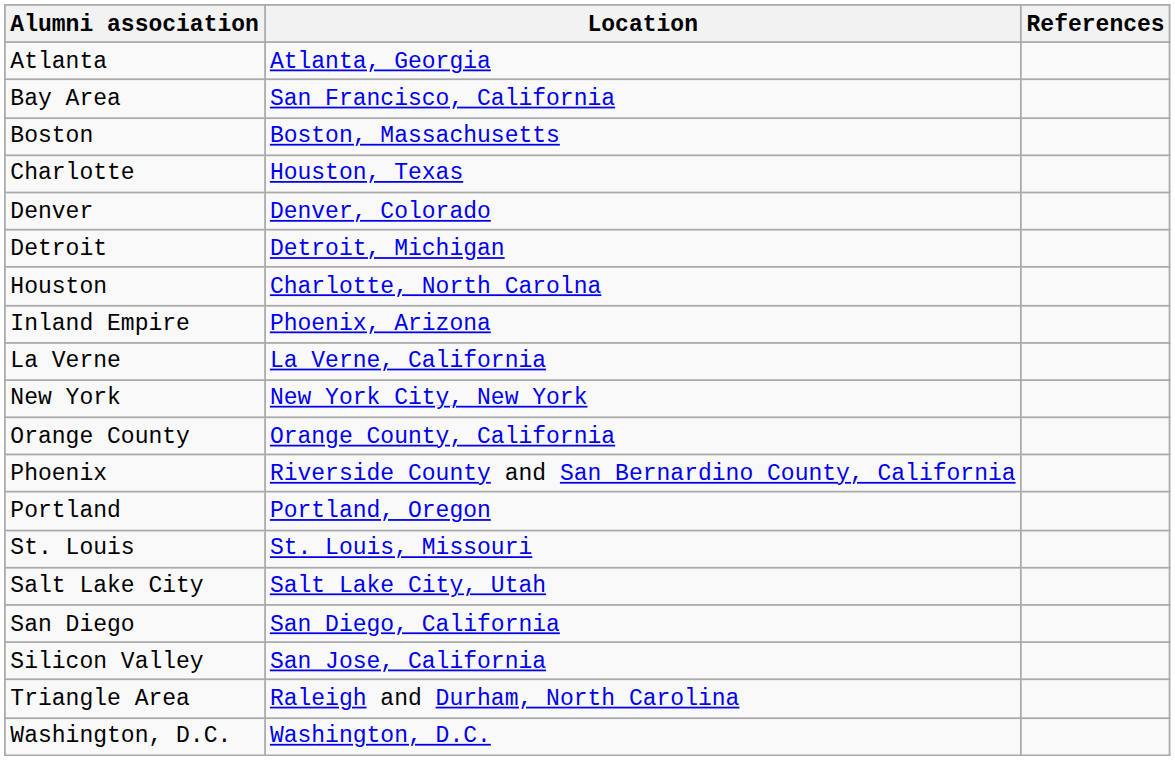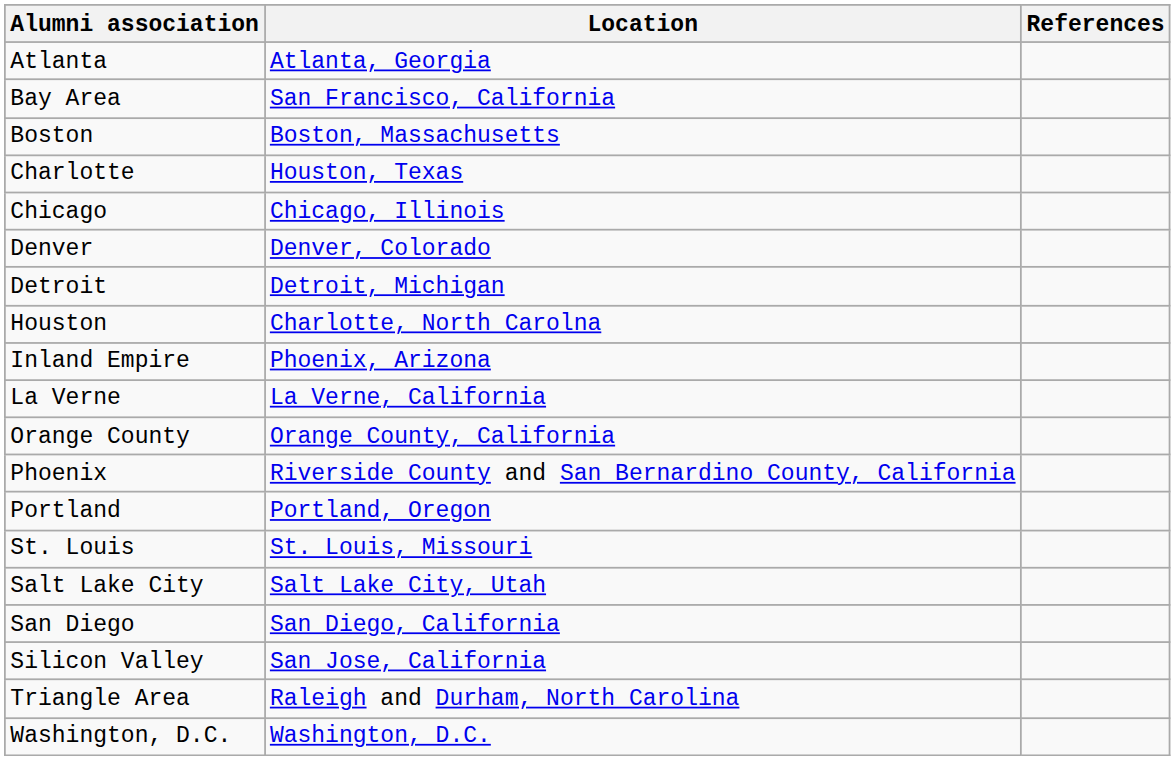+ row: (59, 211)
- row: (66, 399)
